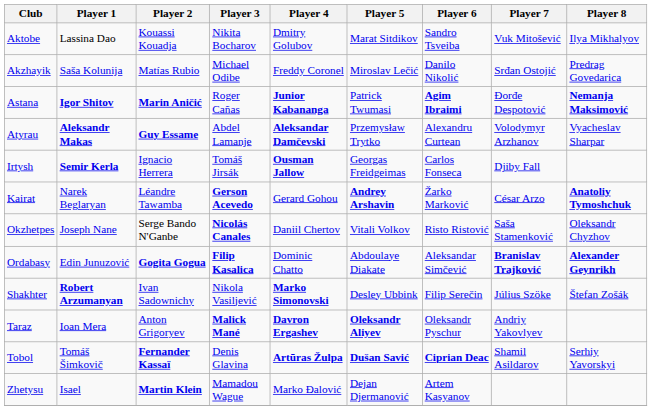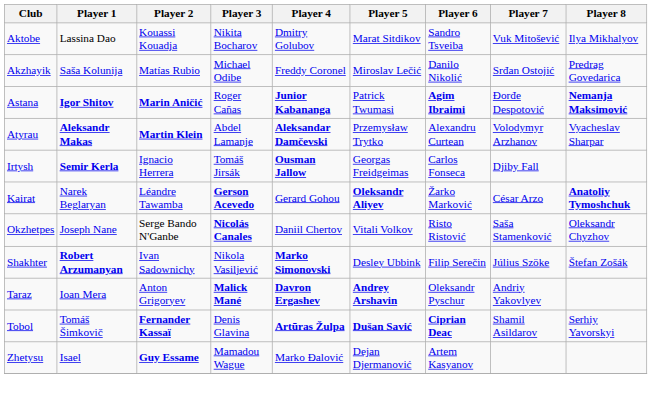(168, 134) Guy Essame -> (171, 134) Martin Klein
(372, 198) Andrey Arshavin -> (378, 198) Oleksandr Aliyev
- row: (29, 262)
(375, 325) Oleksandr Aliyev -> (375, 294) Andrey Arshavin
(170, 389) Martin Klein -> (169, 357) Guy Essame
